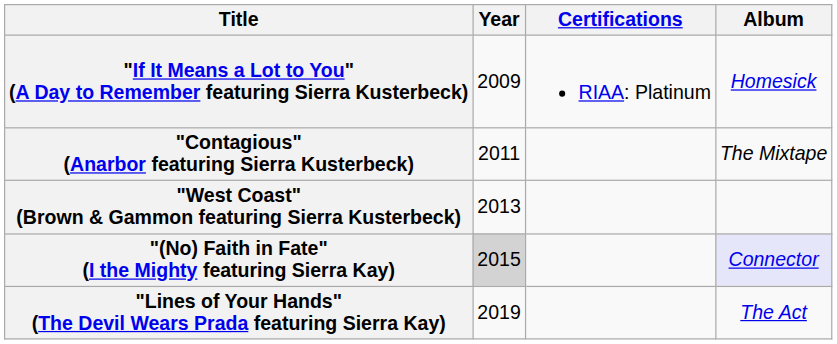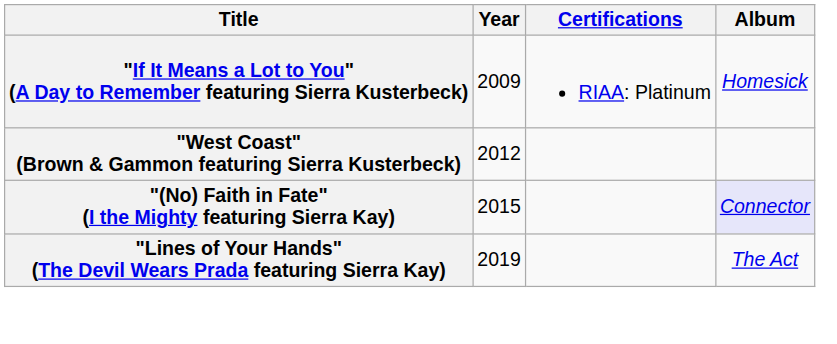- row: (239, 153)
(499, 206) 2013 -> (499, 153) 2012
(499, 259) lightgrey background -> (499, 206) no background
